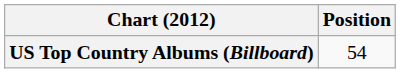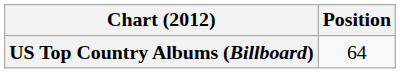(357, 51) 54 -> (357, 51) 64
